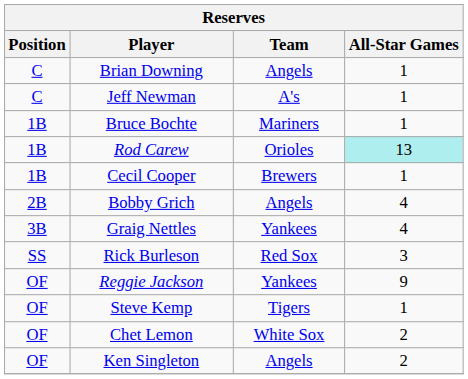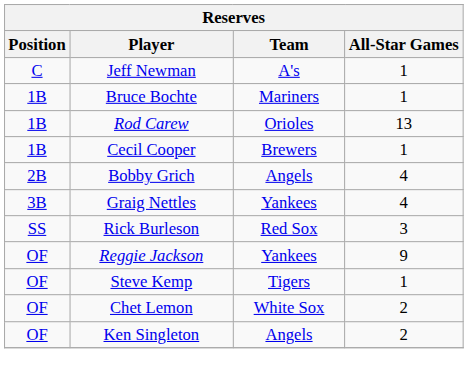- row: (151, 70)
(404, 149) paleturquoise background -> (404, 123) no background
